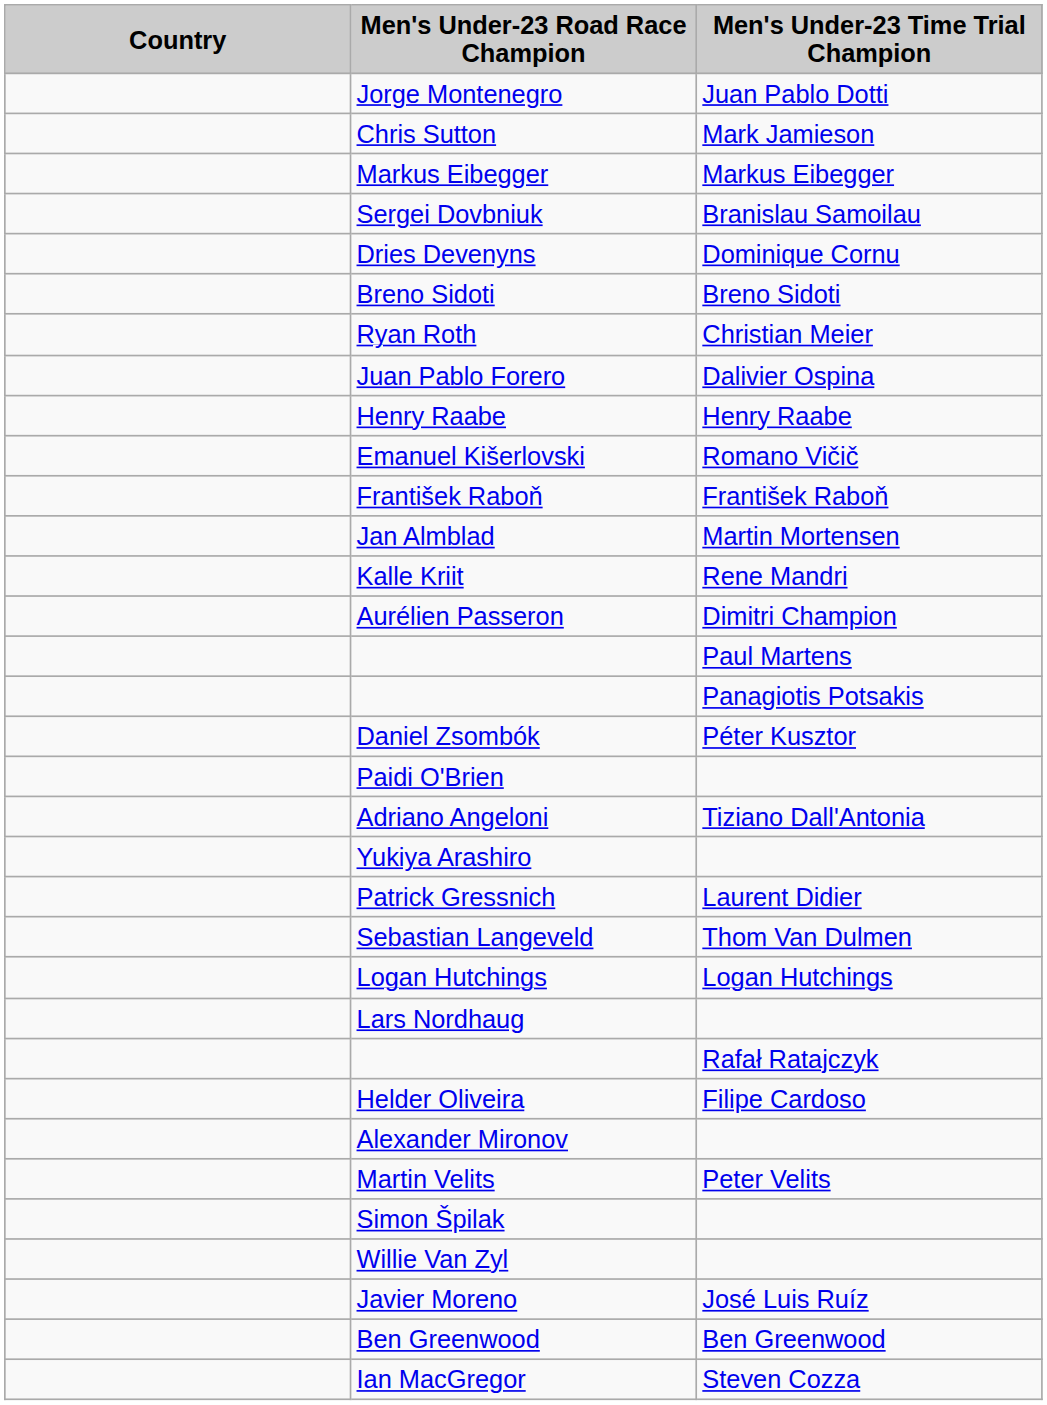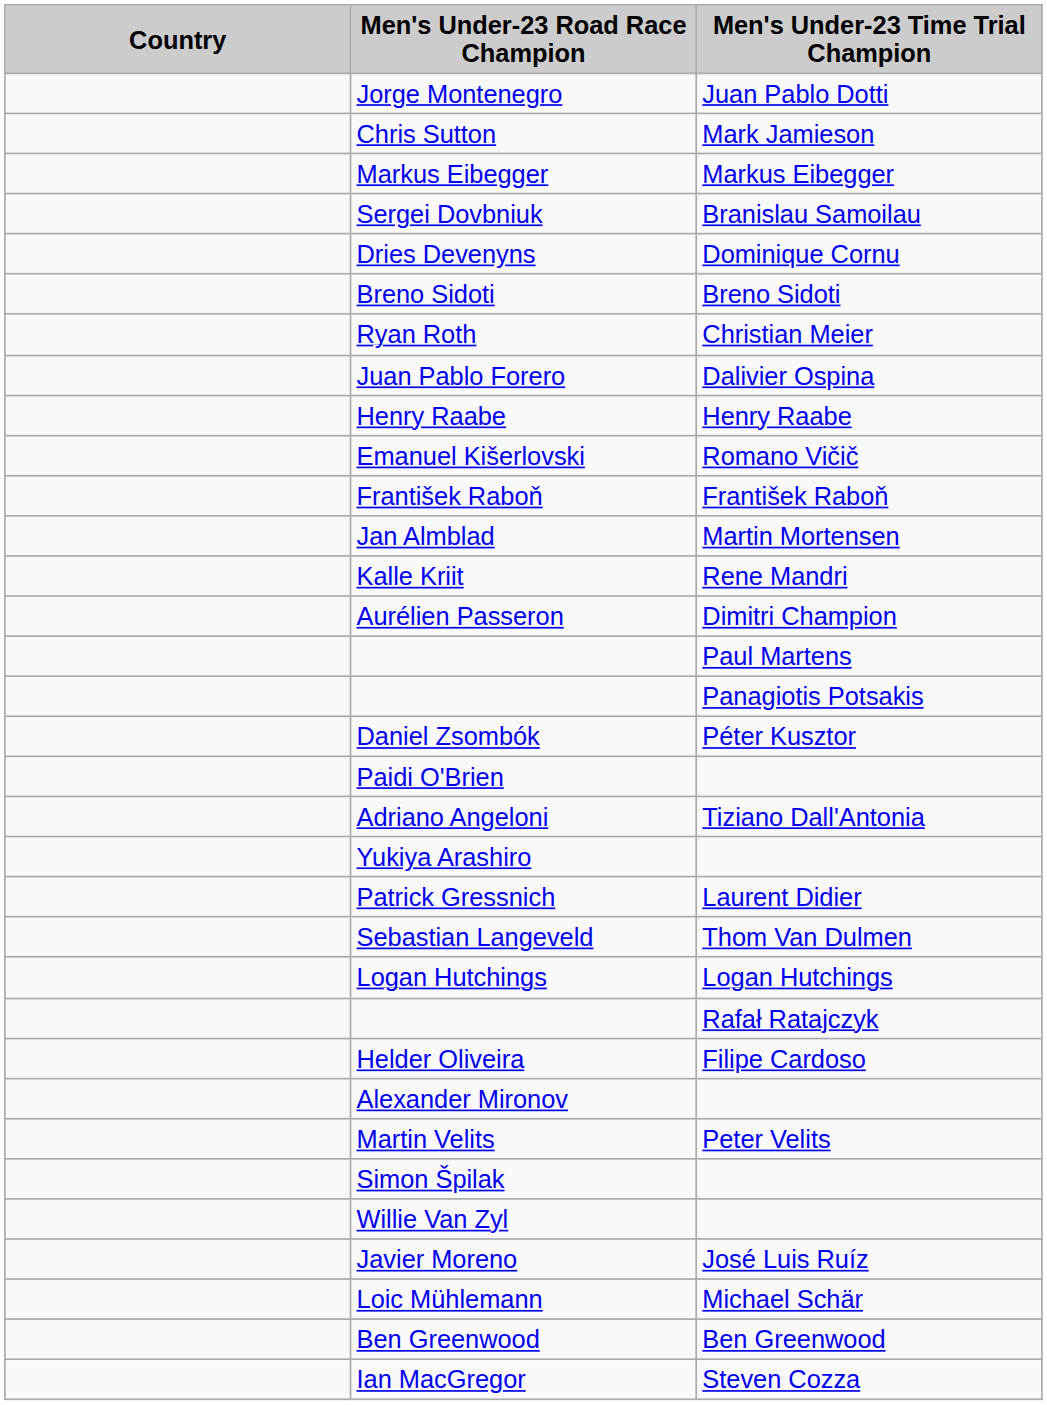- row: (440, 1018)
+ row: (450, 1299)
